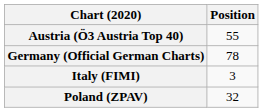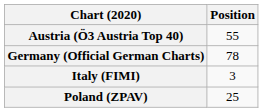(233, 96) 32 -> (233, 96) 25
